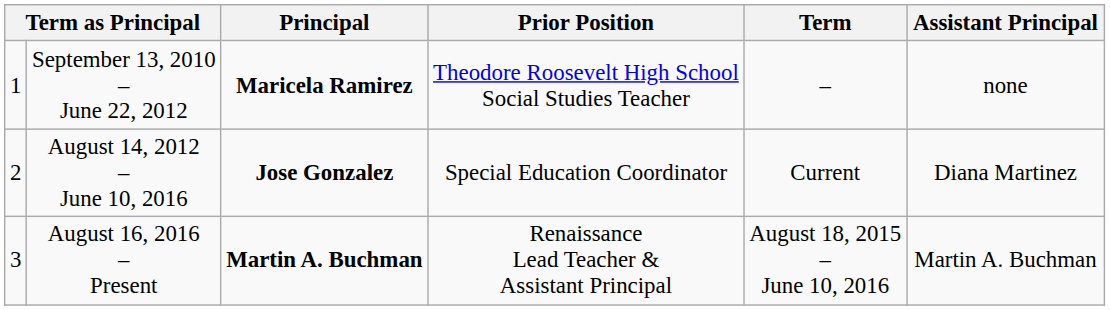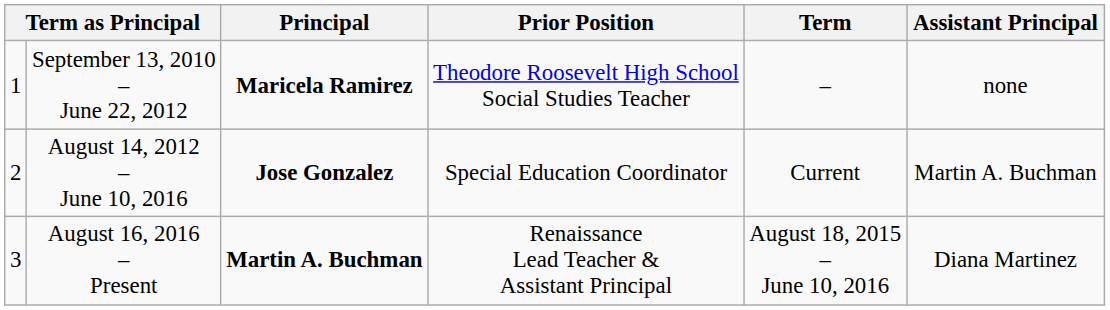(1005, 172) Diana Martinez -> (1005, 172) Martin A. Buchman
(1005, 260) Martin A. Buchman -> (1005, 260) Diana Martinez
